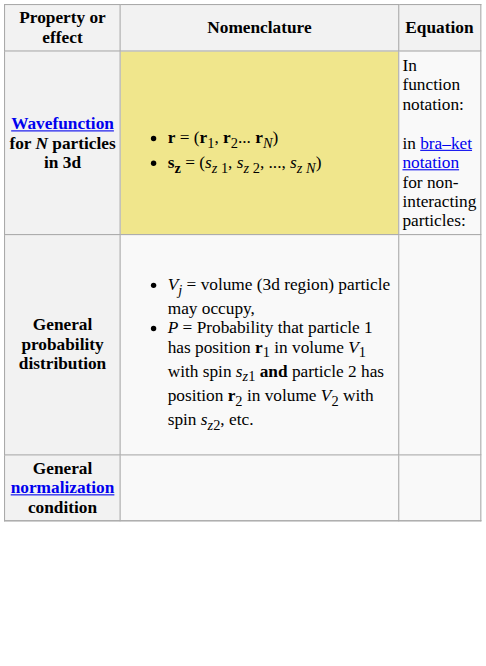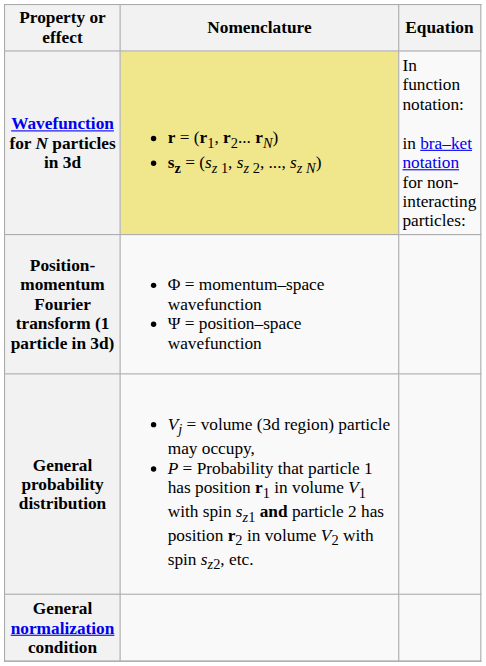+ row: (63, 304)
